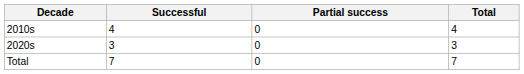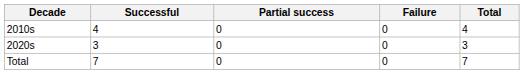+ column: (420, 13)
